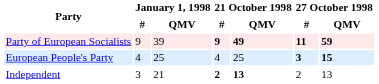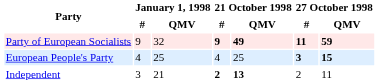(159, 41) 39 -> (159, 41) 32
(327, 74) 13 -> (327, 74) 11
